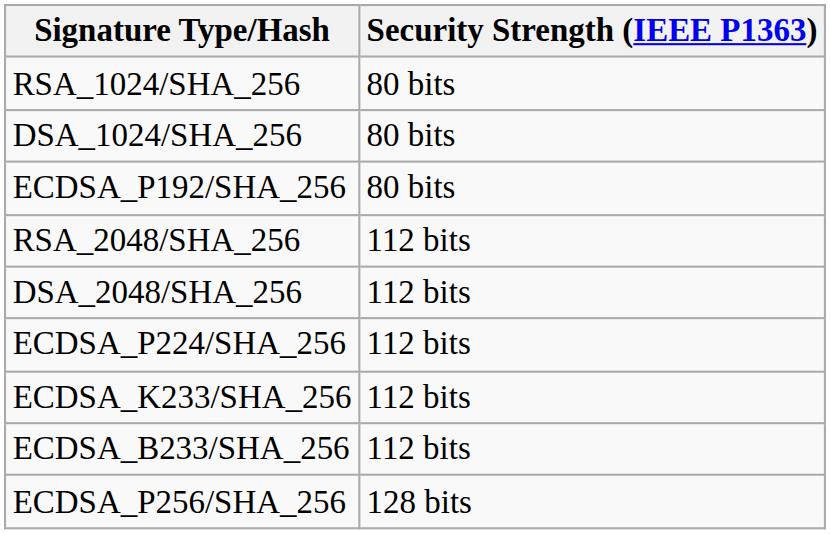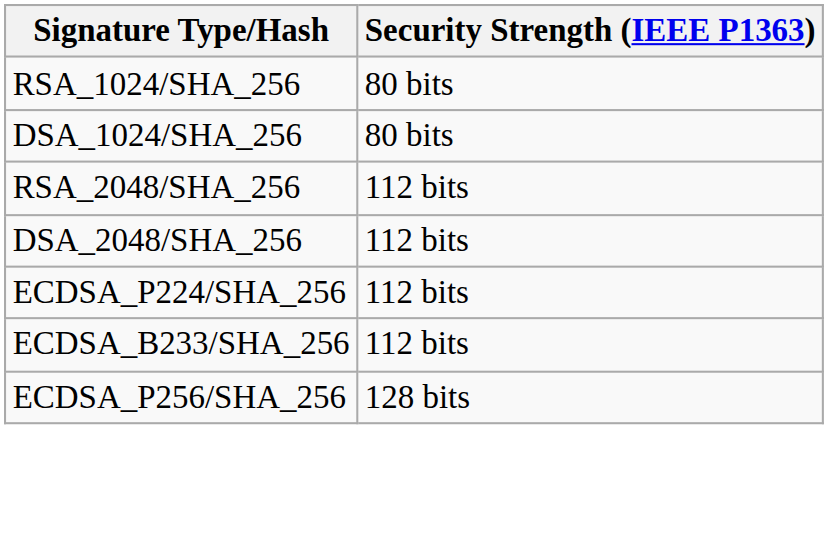- row: (179, 187)
- row: (182, 396)
